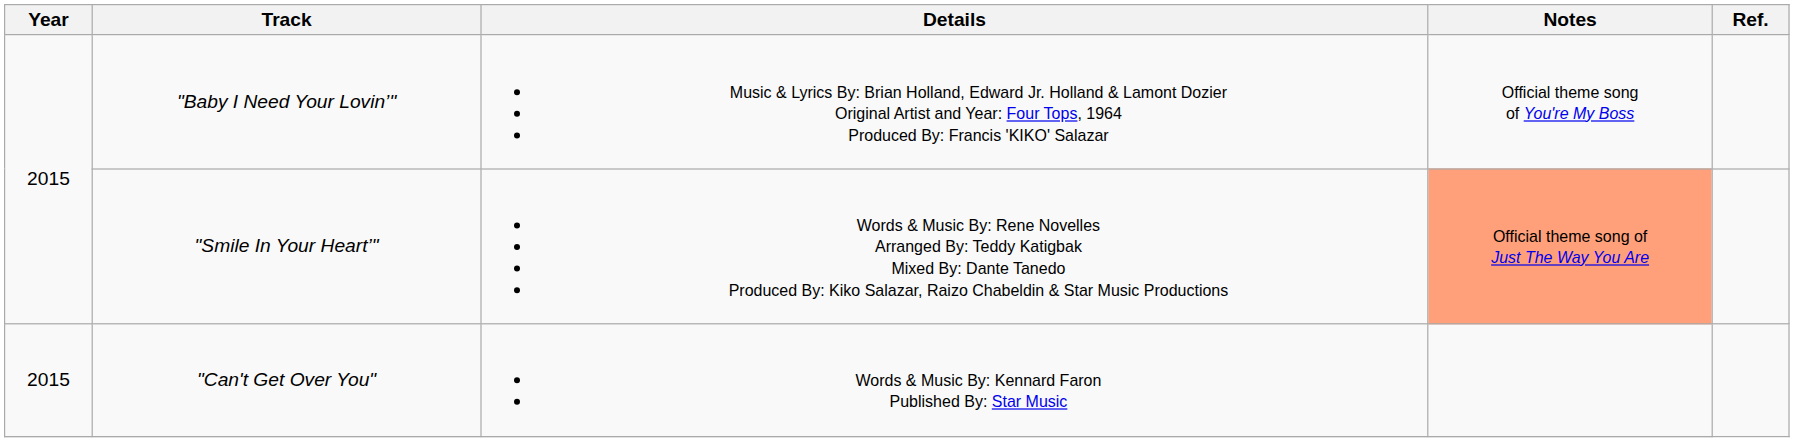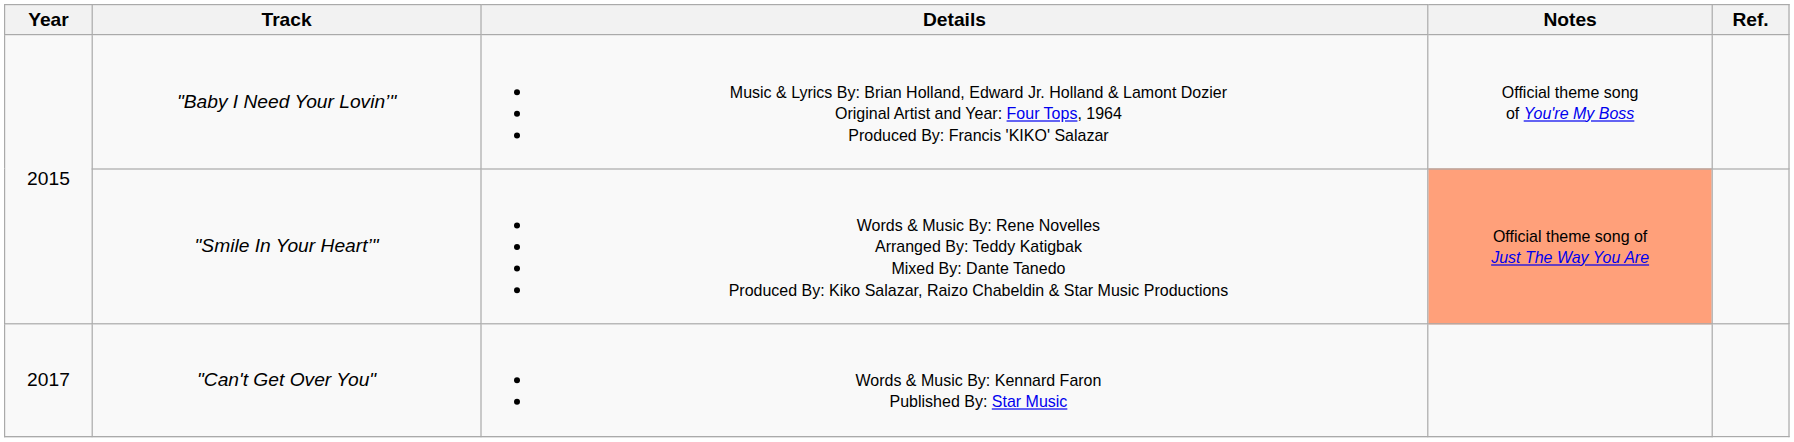(48, 379) 2015 -> (48, 379) 2017
